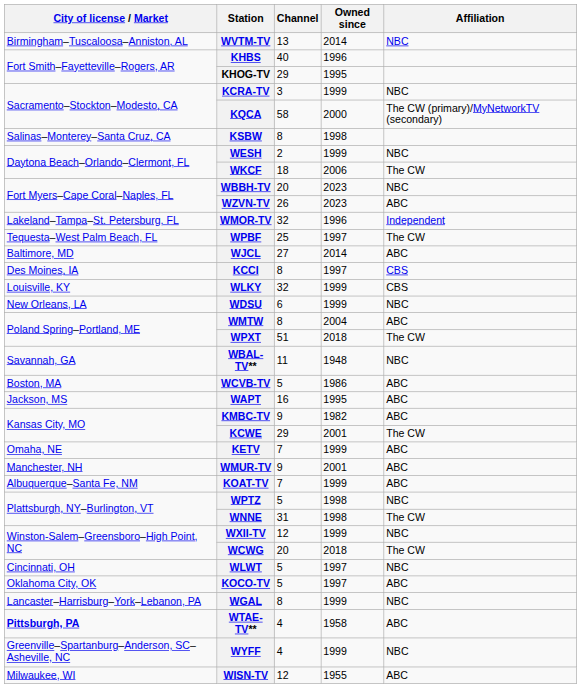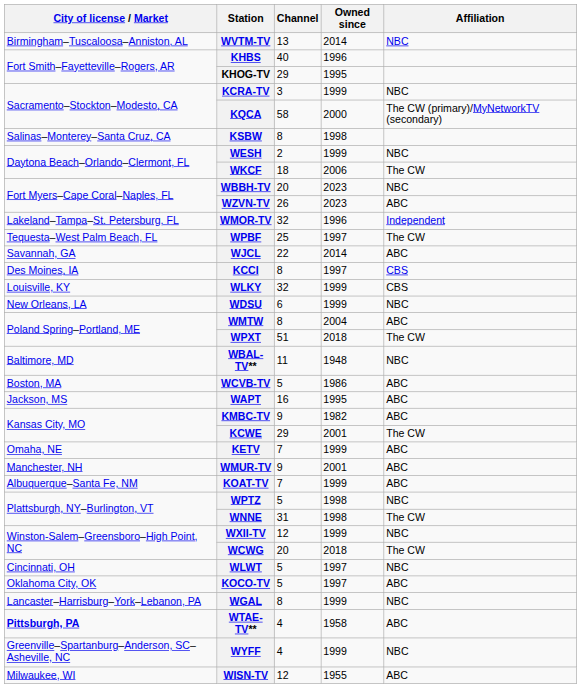(40, 254) Baltimore, MD -> (41, 254) Savannah, GA
(283, 254) 27 -> (283, 254) 22
(41, 360) Savannah, GA -> (40, 360) Baltimore, MD
